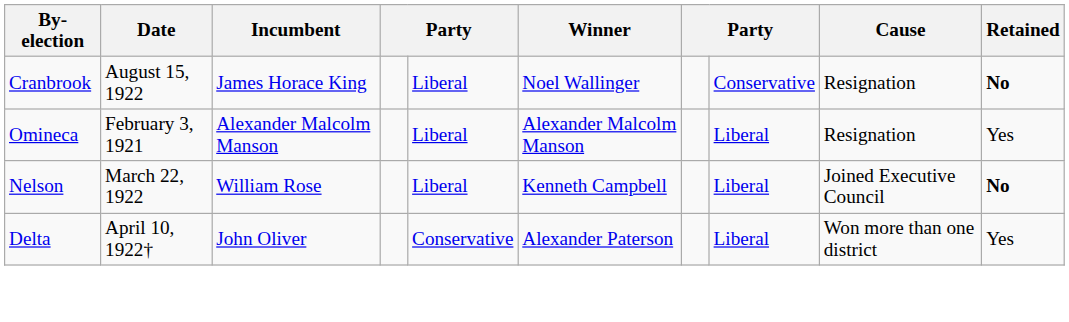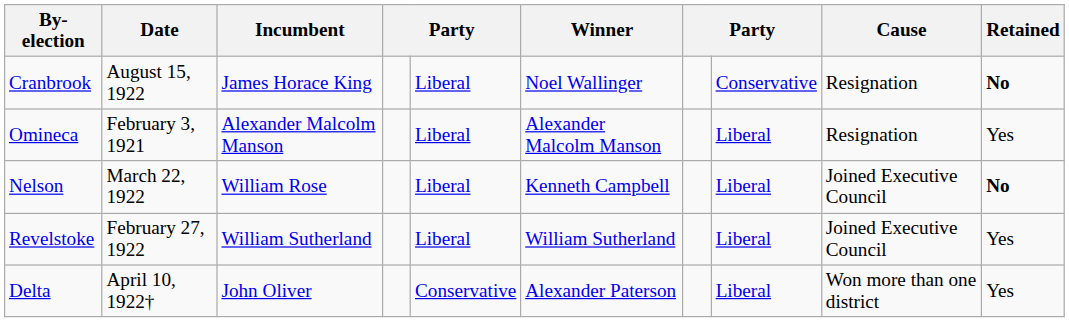+ row: (52, 238)
